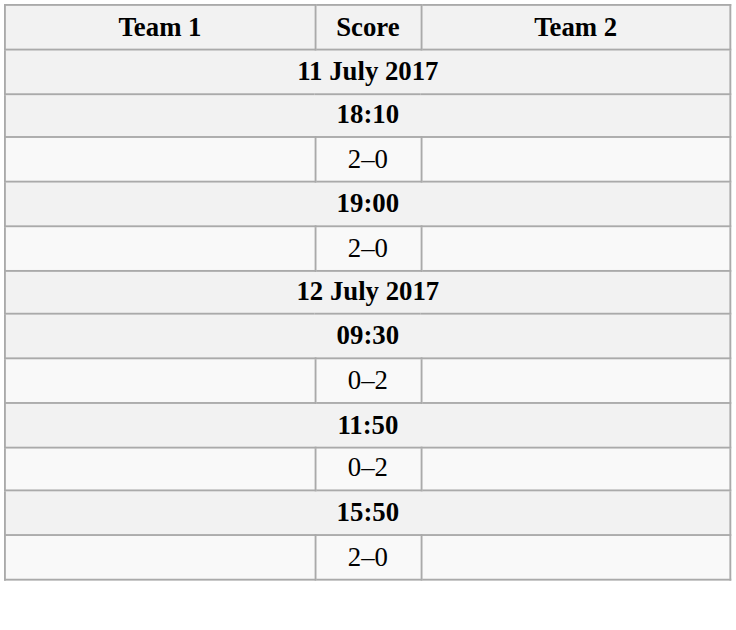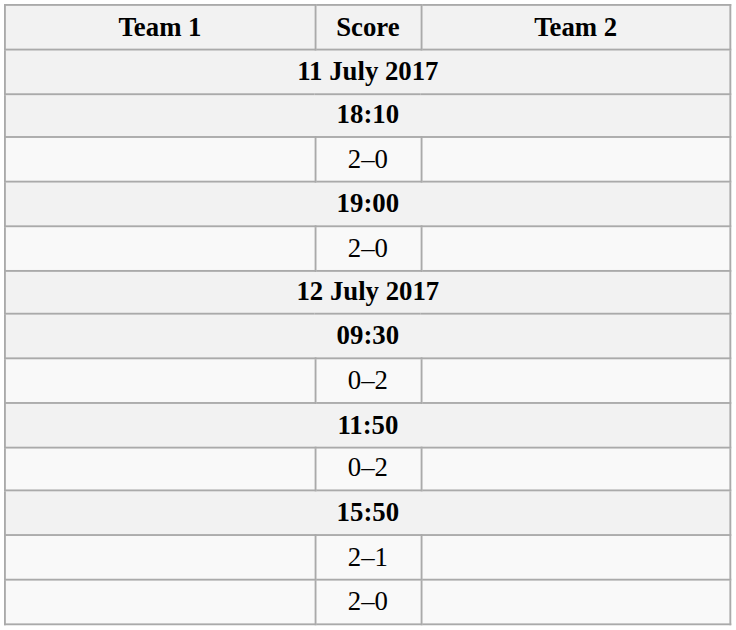+ row: (160, 558)
